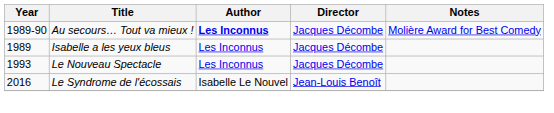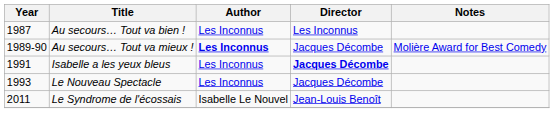+ row: (118, 30)
(19, 47) 1989 -> (19, 64) 1991
(338, 47) normal -> (341, 64) bold
(19, 82) 2016 -> (19, 99) 2011
